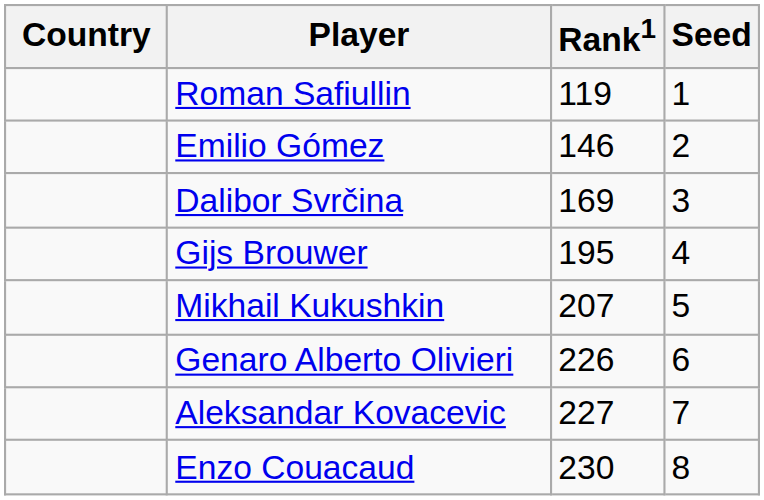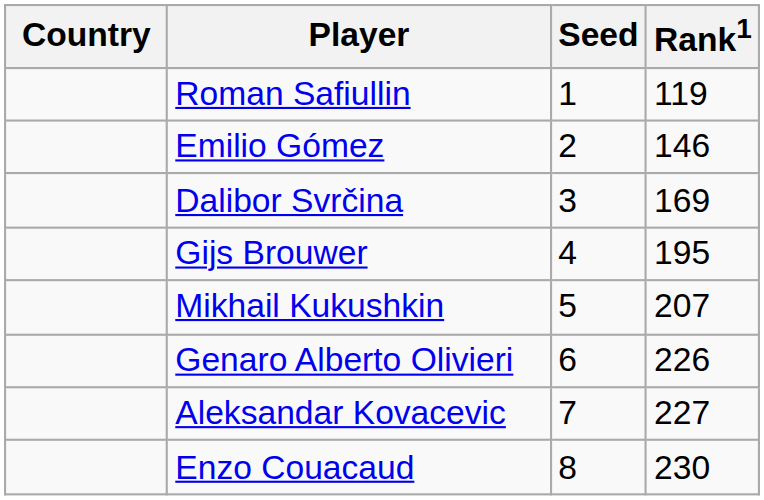columns swapped: (607, 35) <-> (712, 35)
